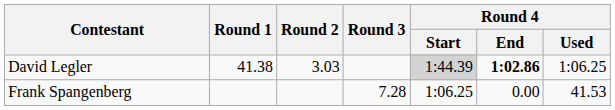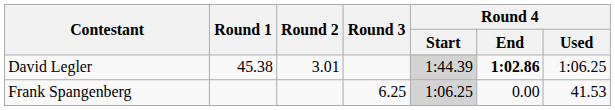(255, 67) 41.38 -> (255, 67) 45.38
(326, 67) 3.03 -> (326, 67) 3.01
(392, 92) 7.28 -> (392, 92) 6.25
(449, 92) no background -> (449, 92) lightgrey background
